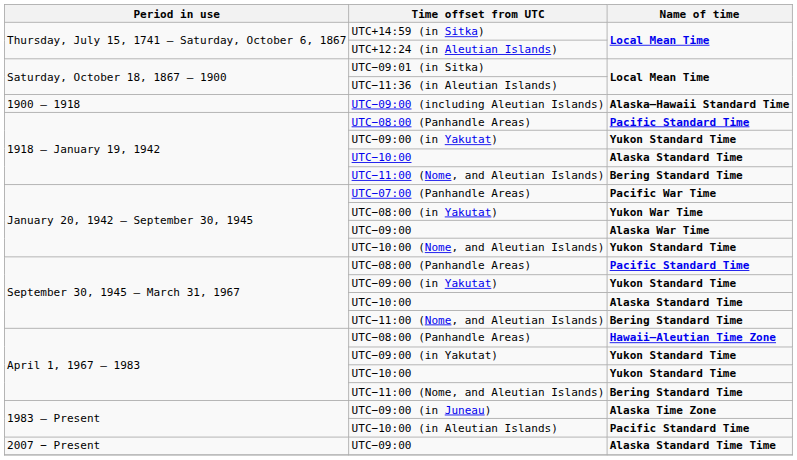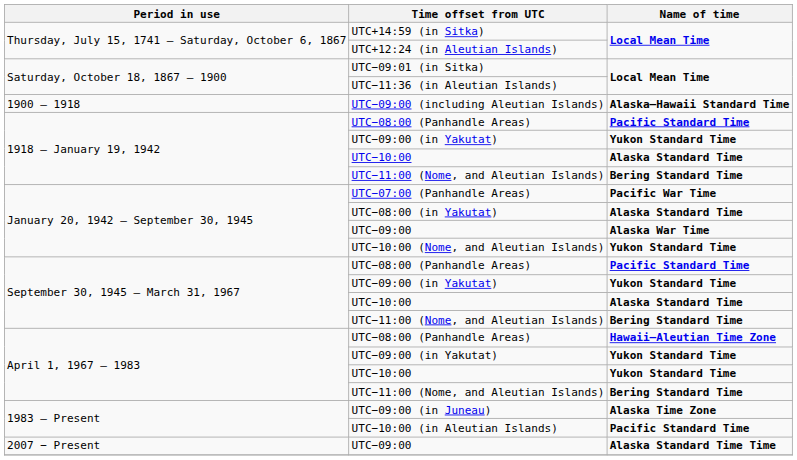(656, 212) Yukon War Time -> (676, 212) Alaska Standard Time
